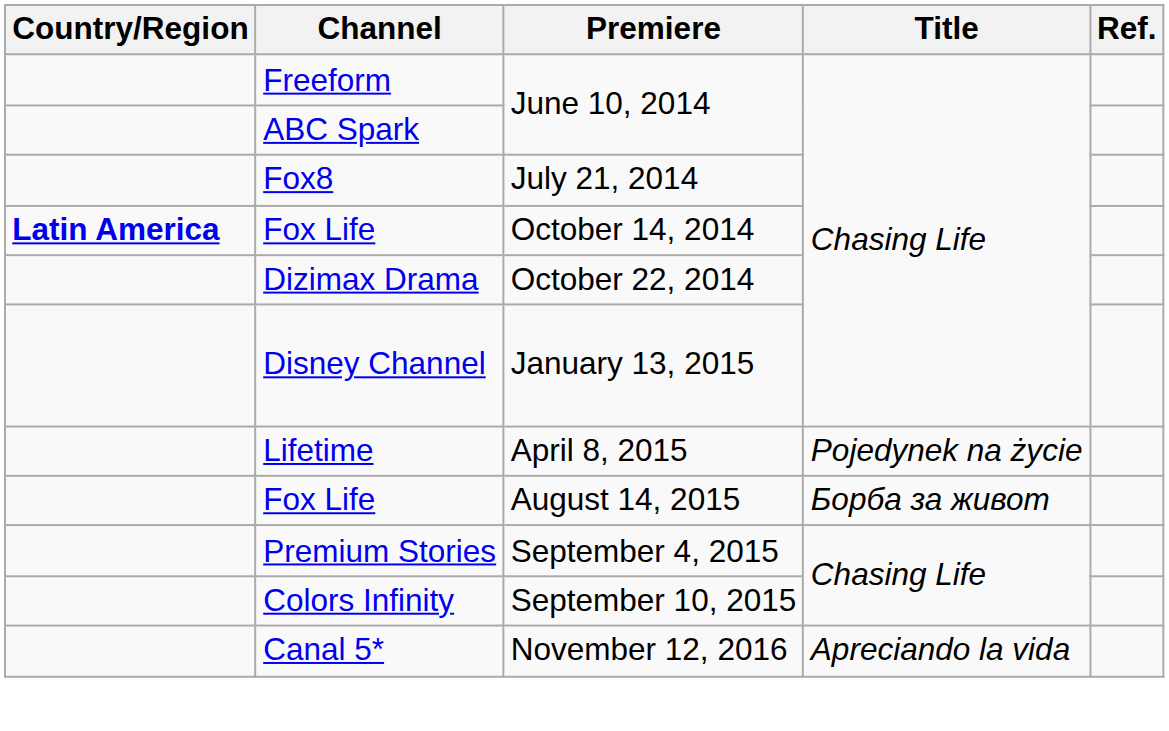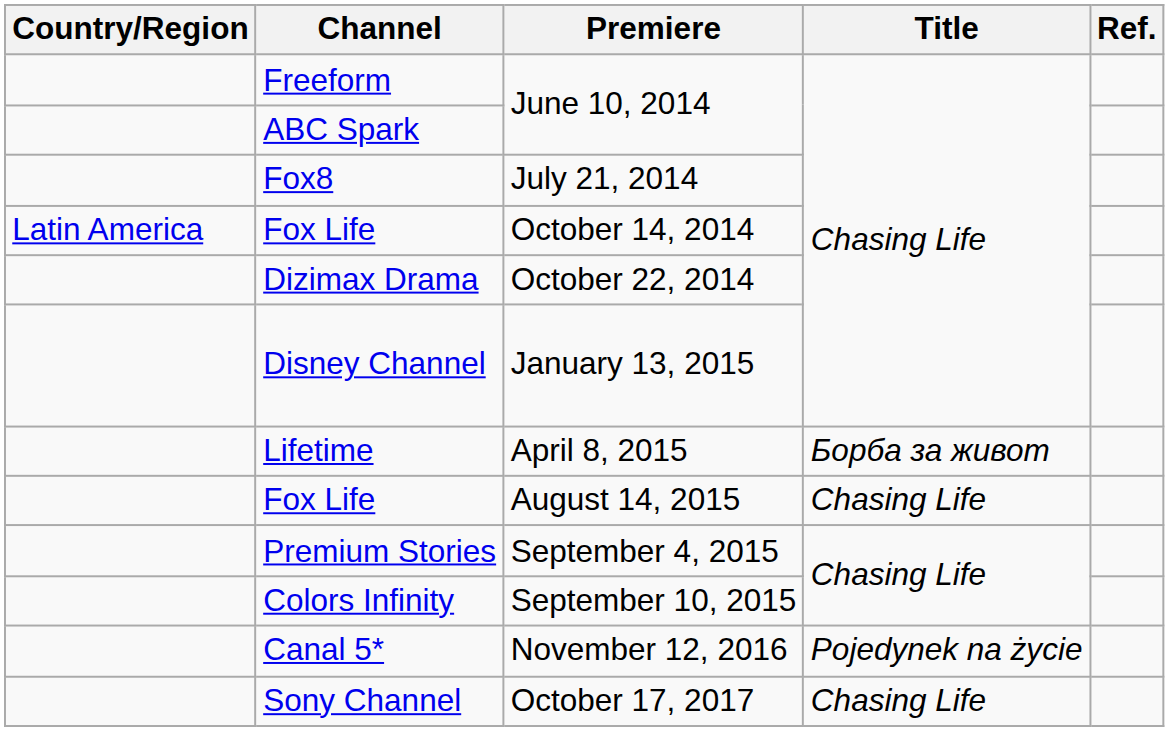(116, 229) bold -> (108, 229) normal
(947, 450) Pojedynek na życie -> (930, 450) Борба за живот
(930, 500) Борба за живот -> (898, 500) Chasing Life
(941, 650) Apreciando la vida -> (947, 650) Pojedynek na życie
+ row: (362, 700)
